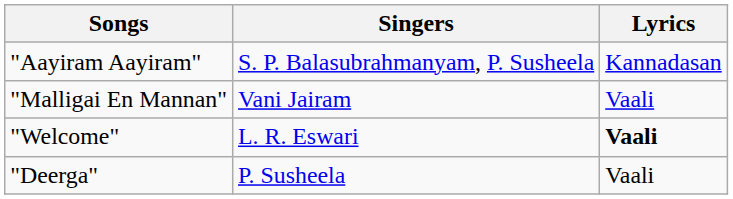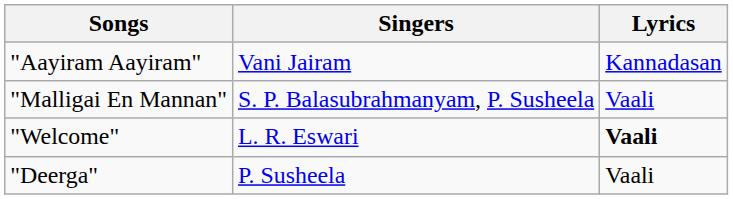(416, 61) S. P. Balasubrahmanyam, P. Susheela -> (295, 61) Vani Jairam
(295, 99) Vani Jairam -> (416, 99) S. P. Balasubrahmanyam, P. Susheela
